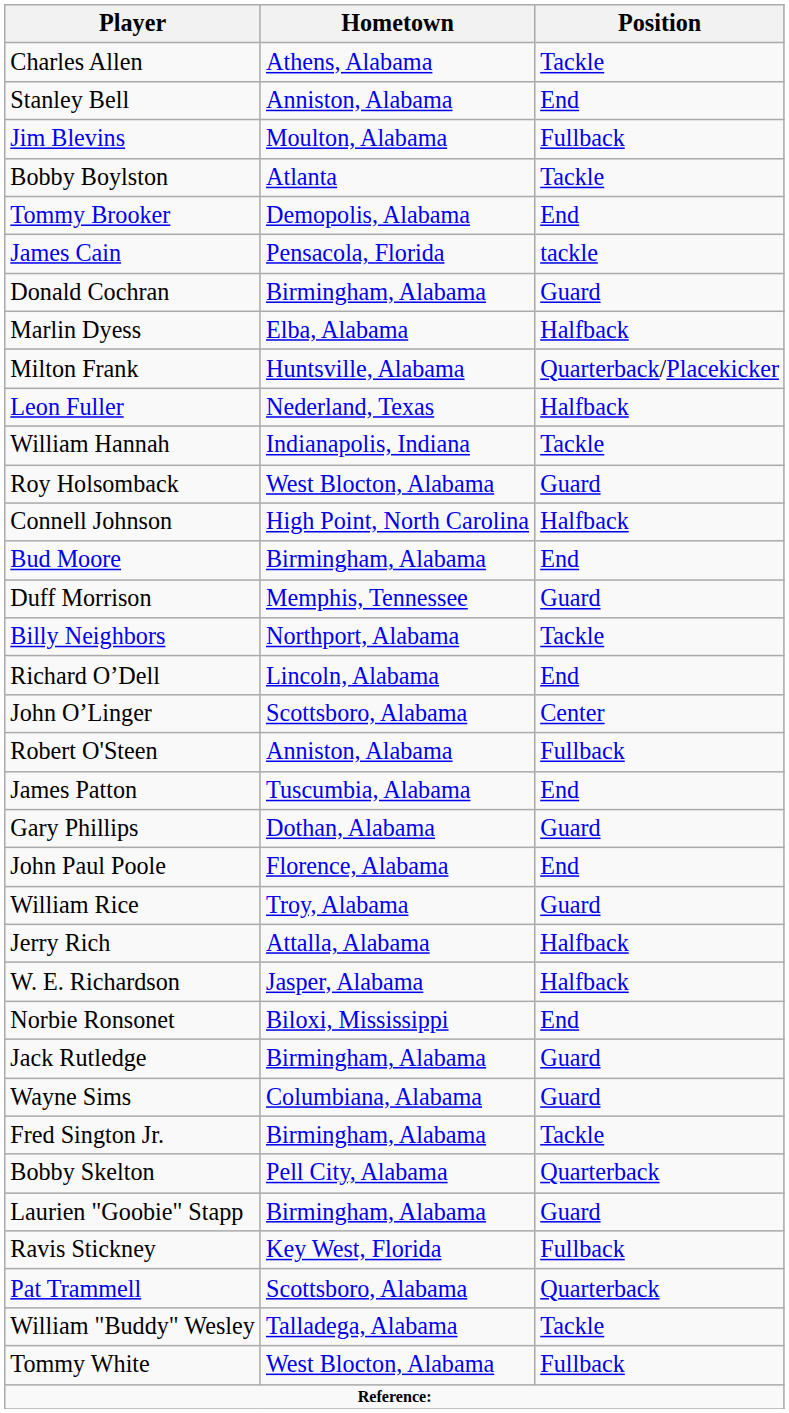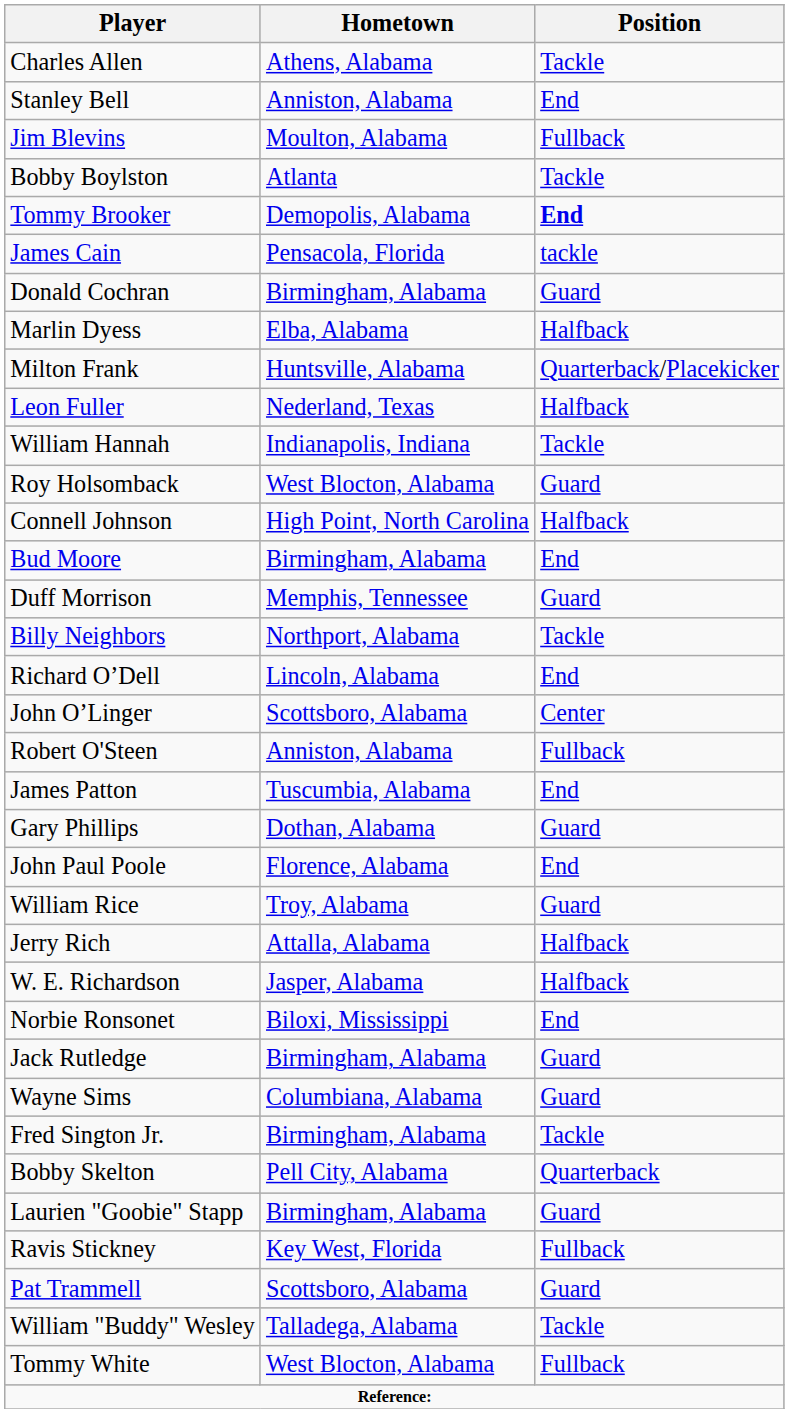(560, 215) normal -> (562, 215) bold
(600, 1288) Quarterback -> (570, 1288) Guard
